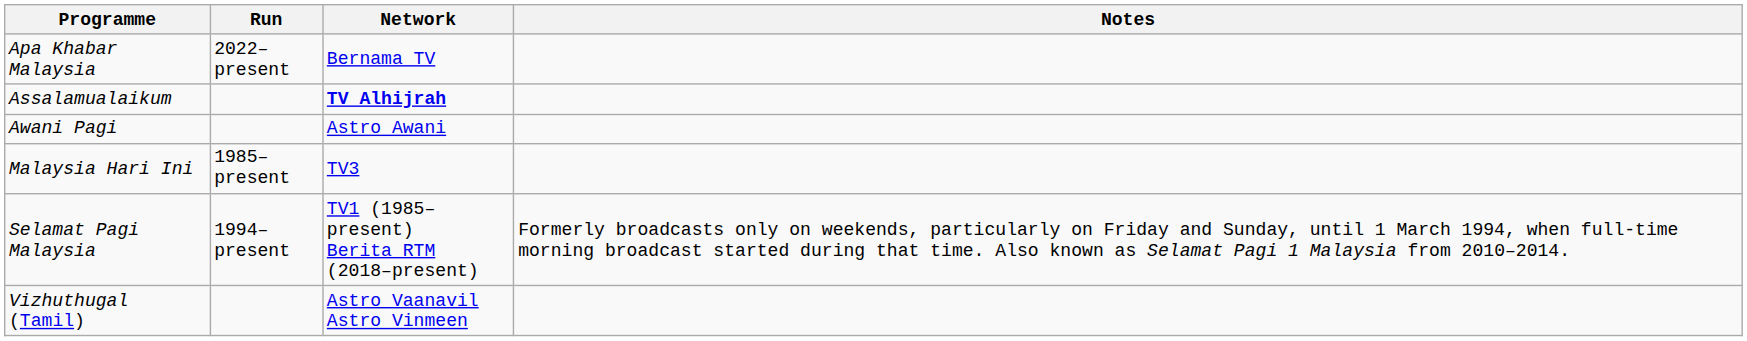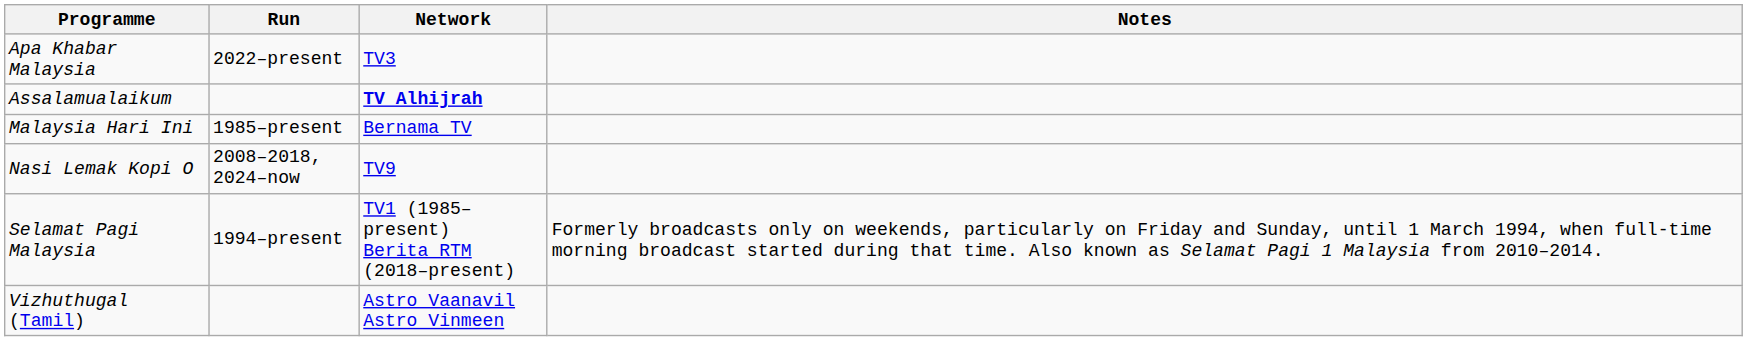(381, 59) Bernama TV -> (380, 59) TV3
- row: (63, 129)
(343, 168) TV3 -> (417, 129) Bernama TV
+ row: (101, 168)
